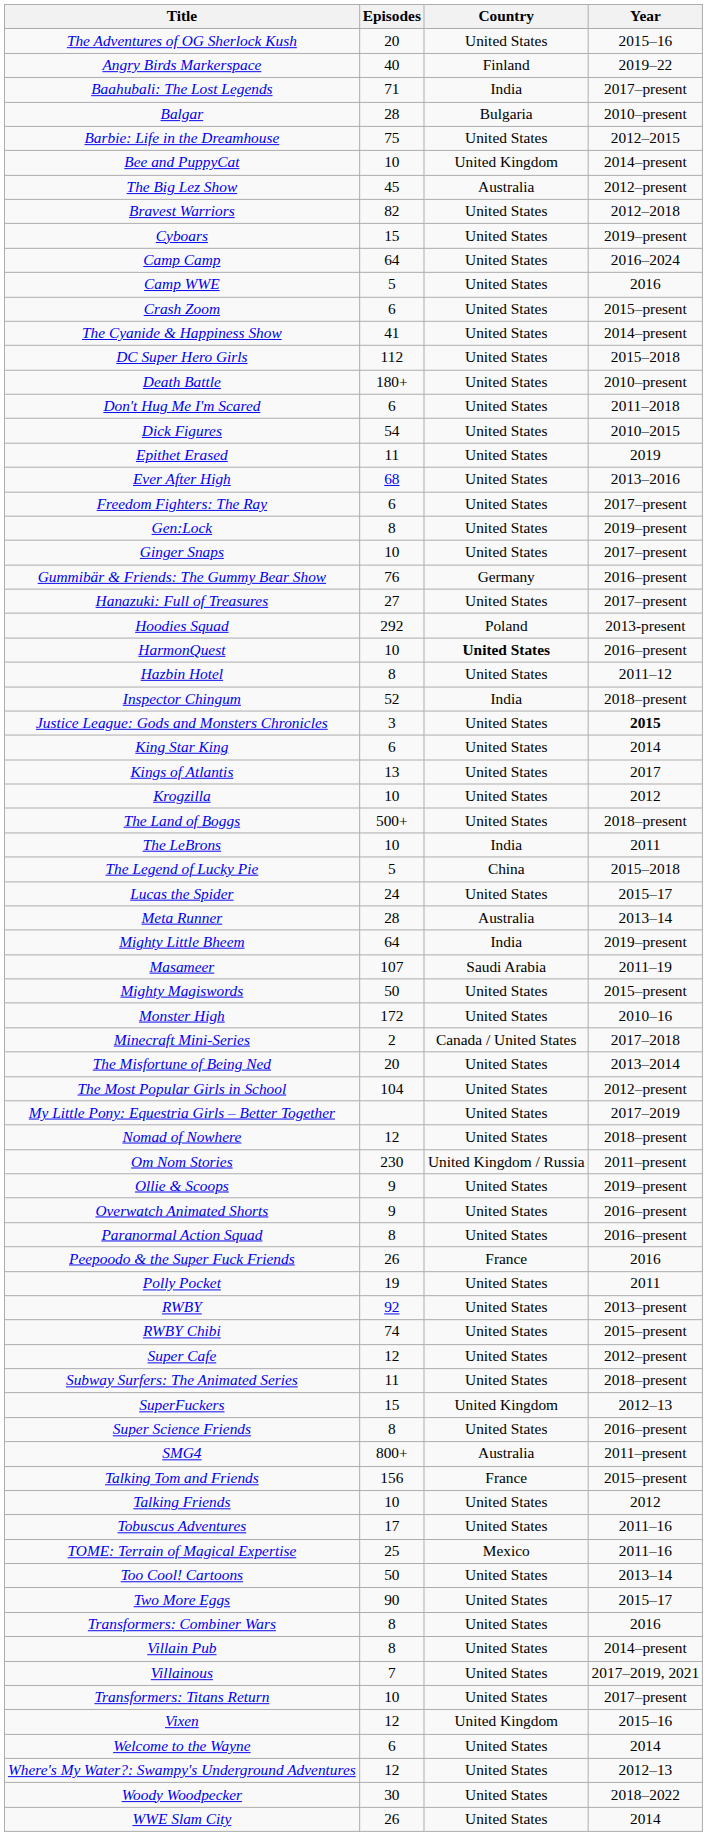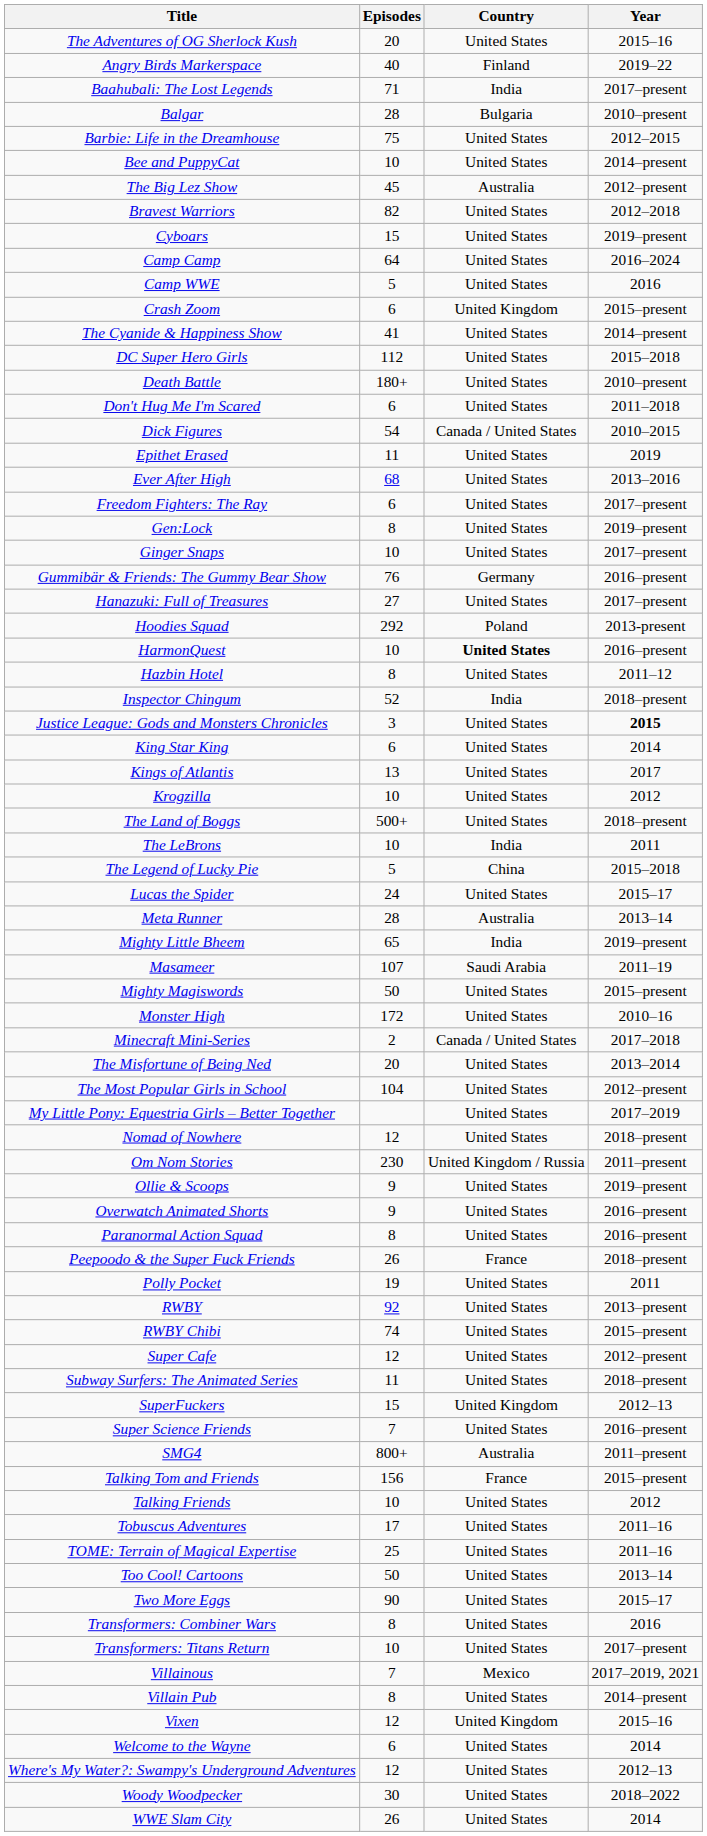(506, 162) United Kingdom -> (506, 162) United States
(506, 308) United States -> (506, 308) United Kingdom
(506, 430) United States -> (506, 430) Canada / United States
(392, 942) 64 -> (392, 942) 65
(645, 1259) 2016 -> (645, 1259) 2018–present
(392, 1429) 8 -> (392, 1429) 7
(506, 1551) Mexico -> (506, 1551) United States
rows swapped: (182, 1697) <-> (182, 1648)
(506, 1673) United States -> (506, 1673) Mexico
